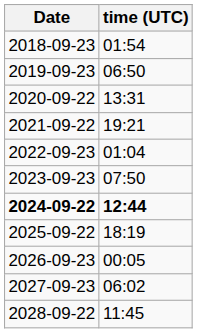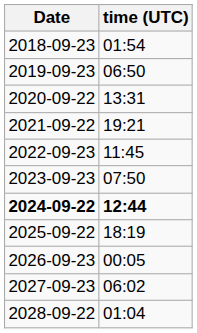(124, 152) 01:04 -> (124, 152) 11:45
(124, 313) 11:45 -> (124, 313) 01:04
